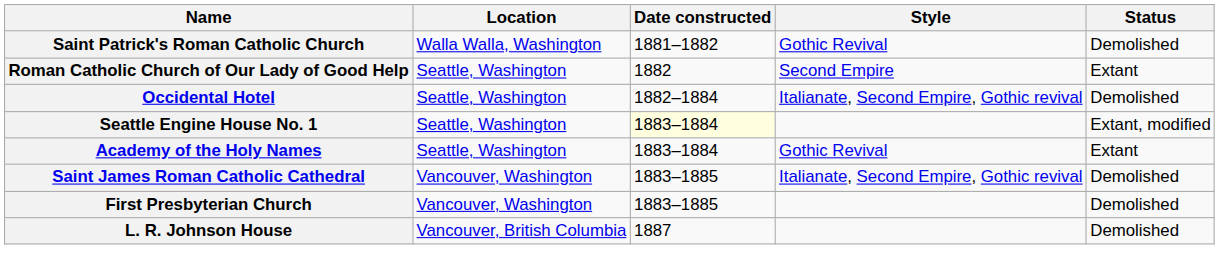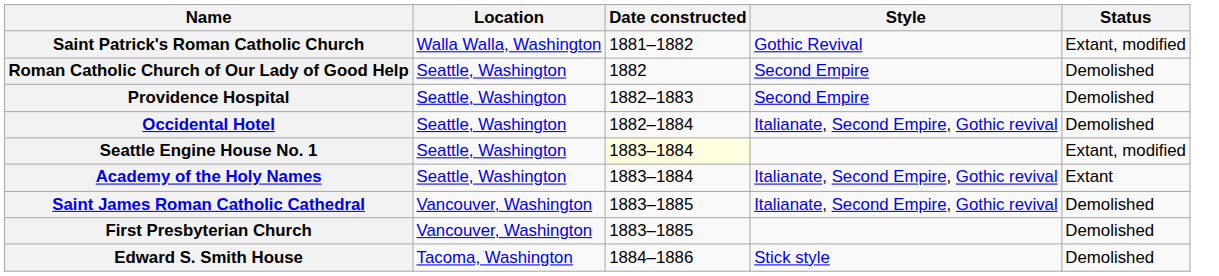(1135, 44) Demolished -> (1126, 44) Extant, modified
(1114, 71) Extant -> (1110, 71) Demolished
+ row: (209, 97)
(833, 151) Gothic Revival -> (906, 177) Italianate, Second Empire, Gothic revival
+ row: (209, 257)
- row: (209, 230)
